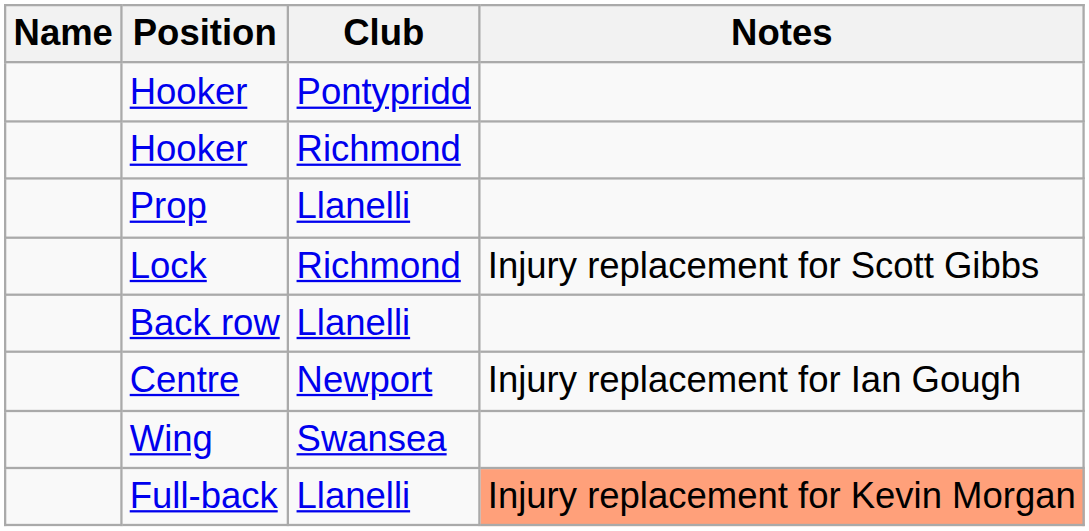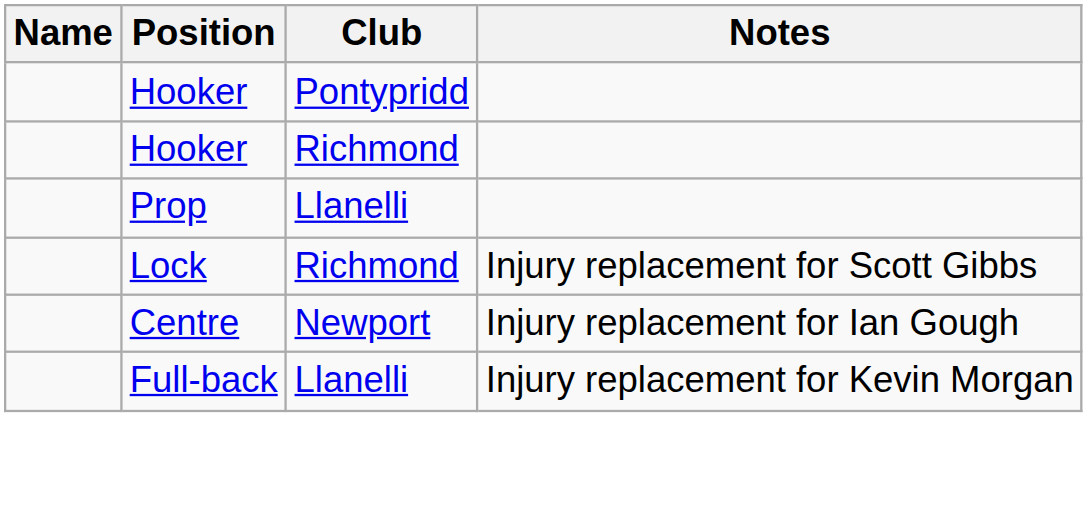- row: (205, 322)
- row: (171, 438)
(782, 496) lightsalmon background -> (780, 380) no background
